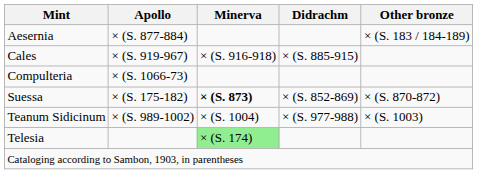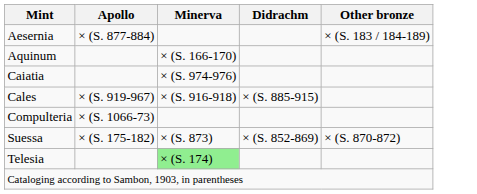+ row: (32, 55)
+ row: (26, 76)
(226, 96) bold -> (186, 138) normal
- row: (56, 117)
